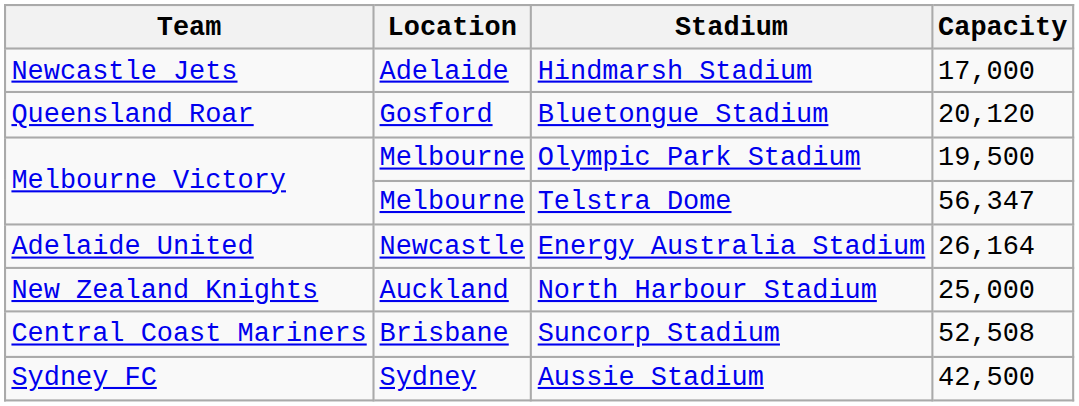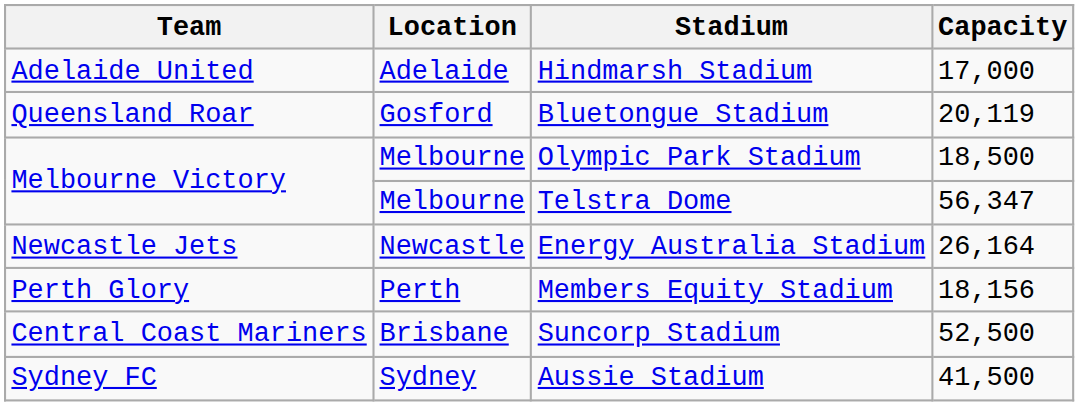(124, 71) Newcastle Jets -> (133, 71) Adelaide United
(987, 115) 20,120 -> (987, 115) 20,119
(987, 159) 19,500 -> (987, 159) 18,500
(133, 246) Adelaide United -> (124, 246) Newcastle Jets
- row: (707, 290)
+ row: (715, 290)
(987, 334) 52,508 -> (987, 334) 52,500
(987, 378) 42,500 -> (987, 378) 41,500
